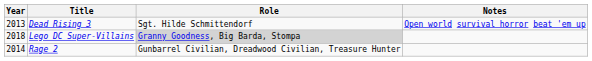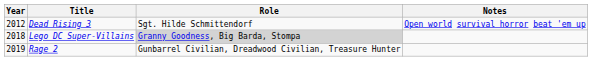(16, 24) 2013 -> (16, 24) 2012
(16, 50) 2014 -> (16, 50) 2019
